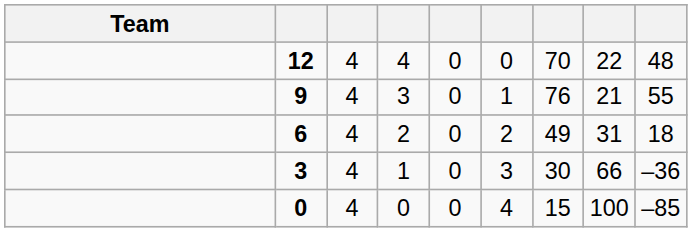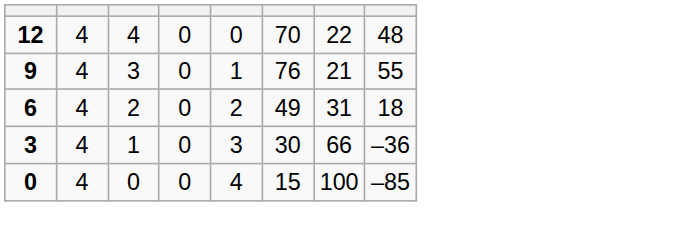- column: (140, 24)
